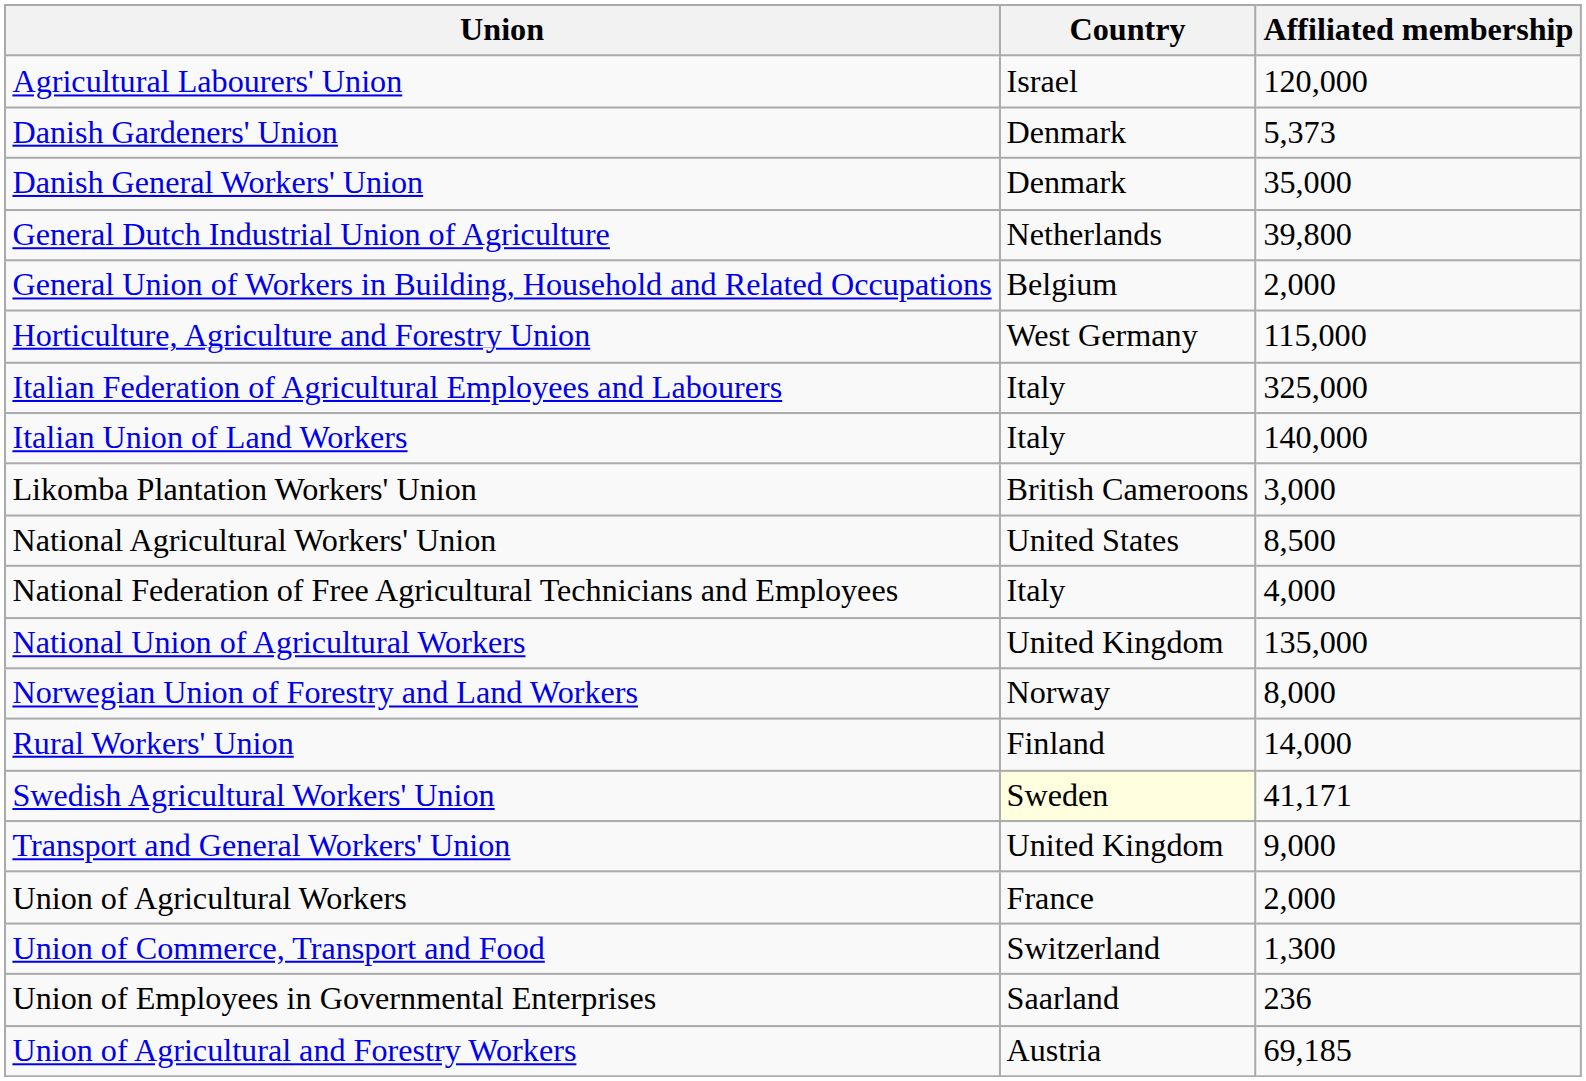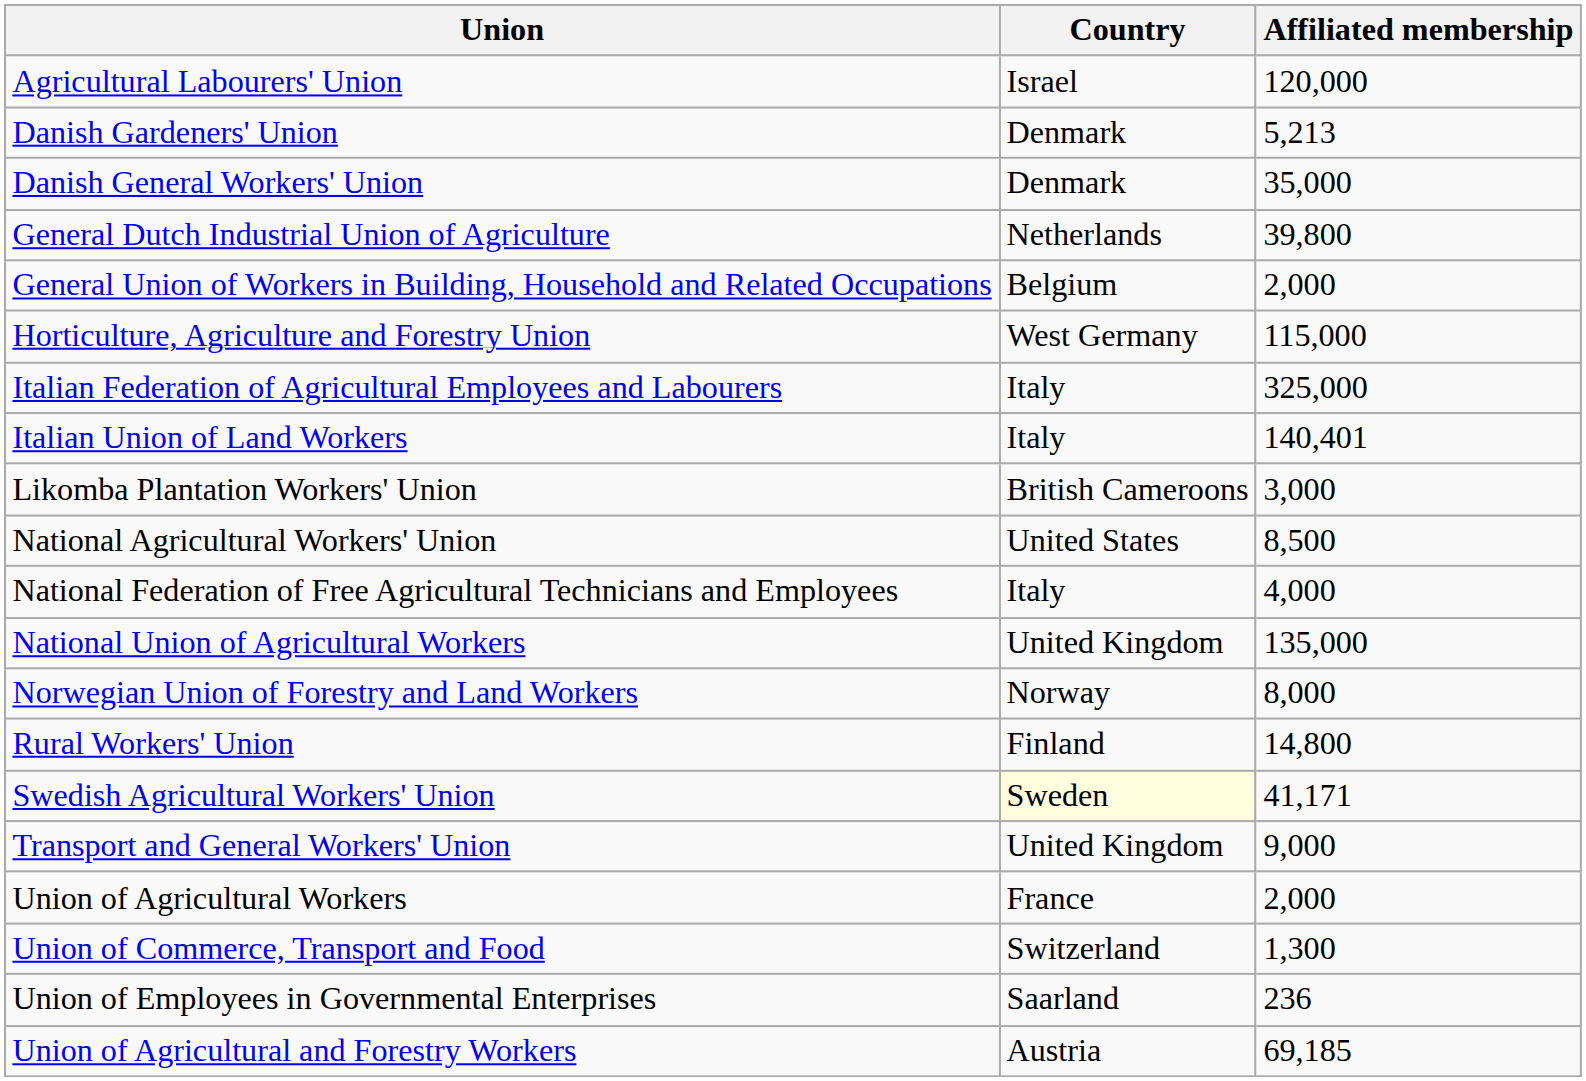(1300, 132) 5,373 -> (1300, 132) 5,213
(1316, 438) 140,000 -> (1316, 438) 140,401
(1308, 744) 14,000 -> (1308, 744) 14,800
